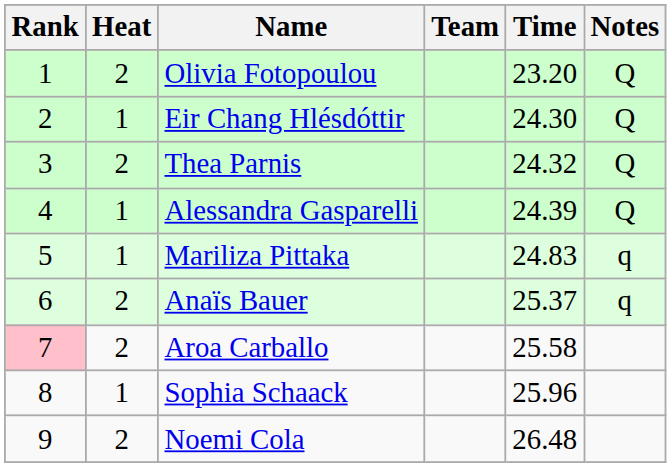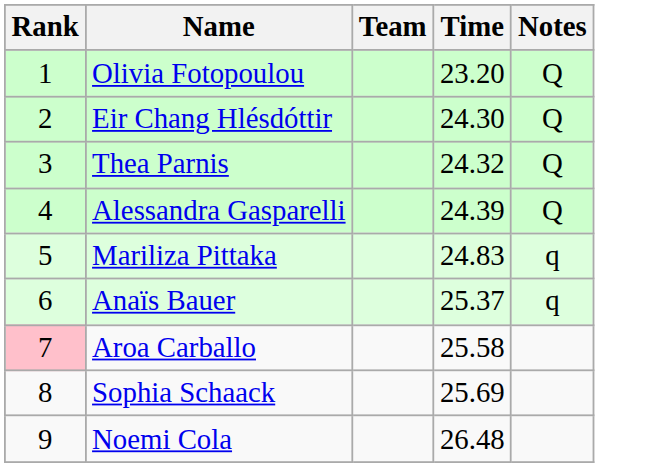- column: (122, 27)
(545, 392) 25.96 -> (472, 392) 25.69
